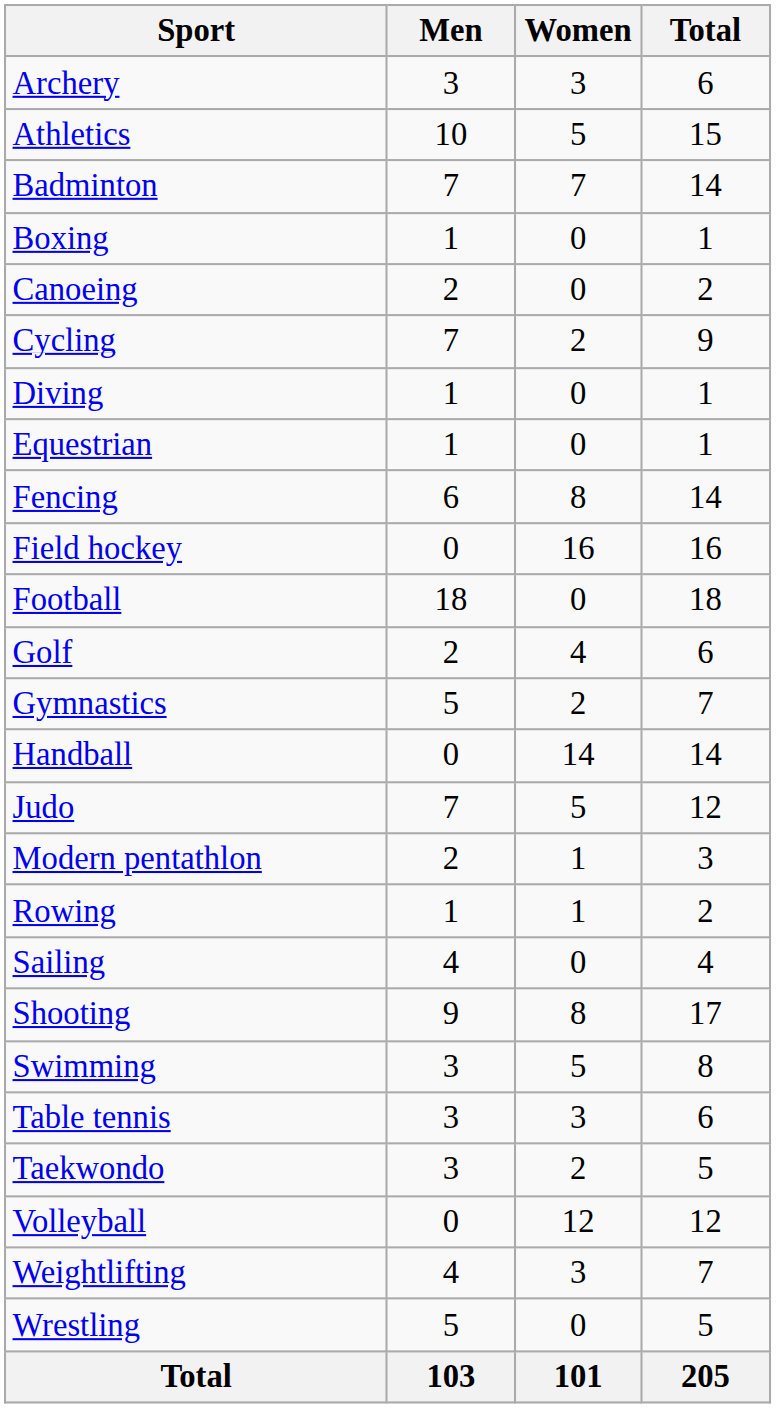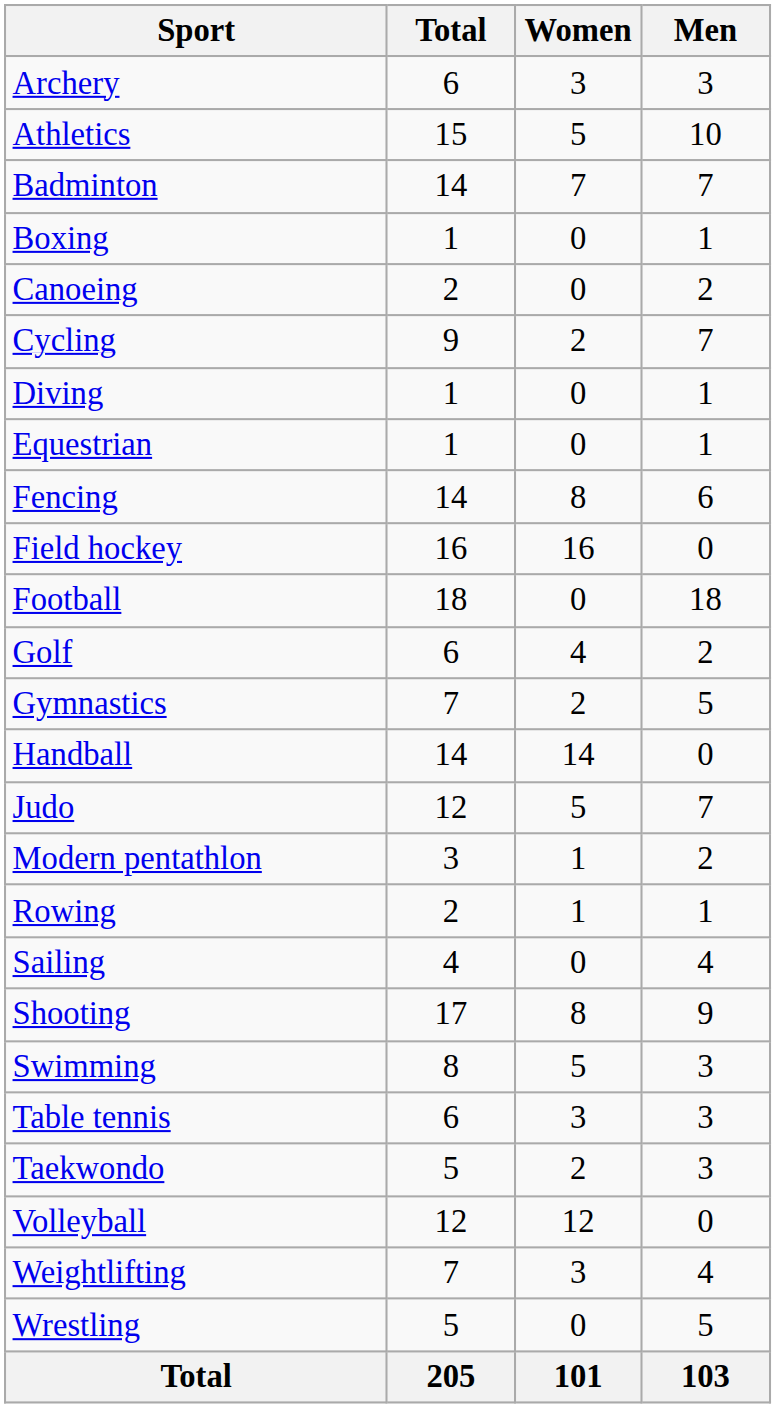columns swapped: (451, 30) <-> (705, 30)
